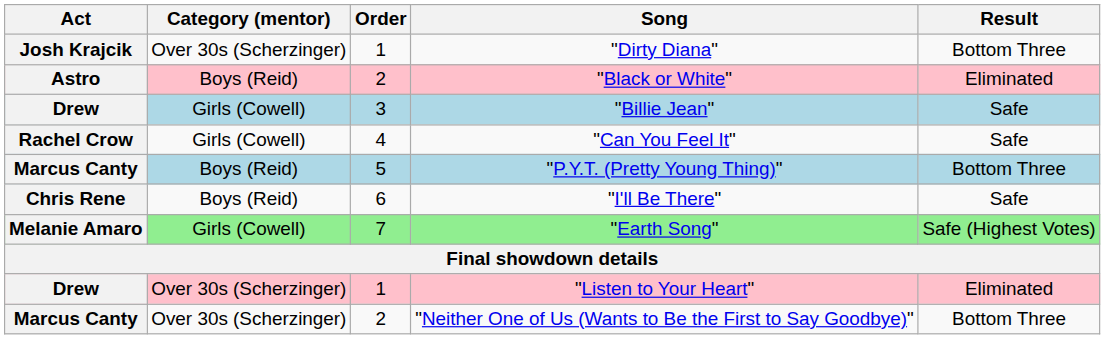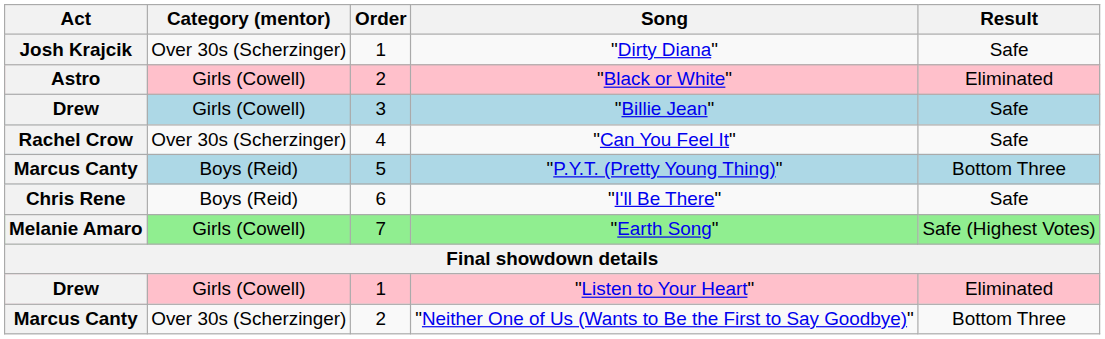(1009, 49) Bottom Three -> (1009, 49) Safe
(249, 79) Boys (Reid) -> (249, 79) Girls (Cowell)
(249, 139) Girls (Cowell) -> (249, 139) Over 30s (Scherzinger)
(249, 288) Over 30s (Scherzinger) -> (249, 288) Girls (Cowell)
